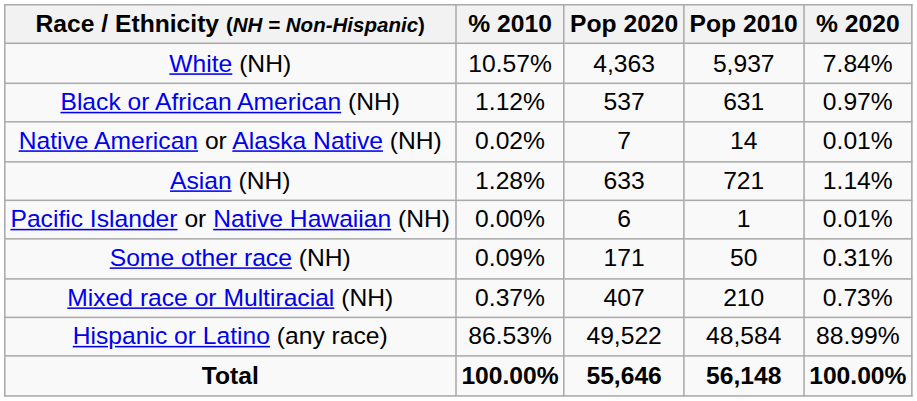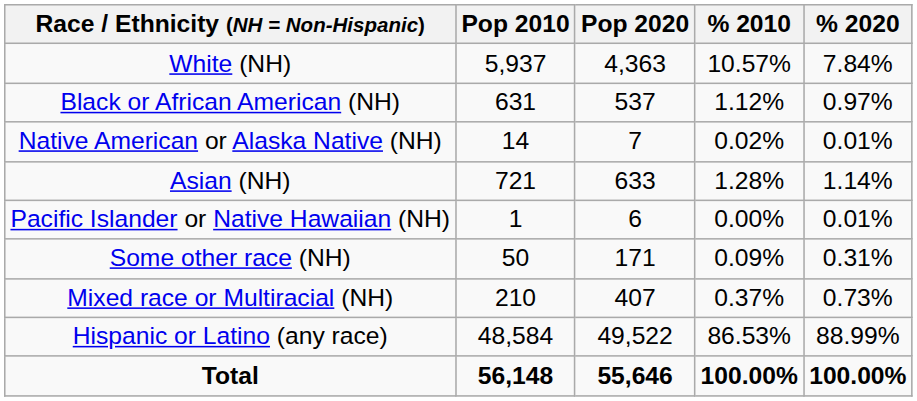columns swapped: (744, 24) <-> (510, 24)
